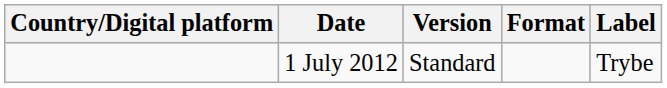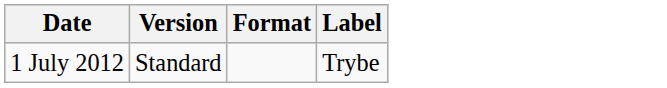- column: (142, 23)
